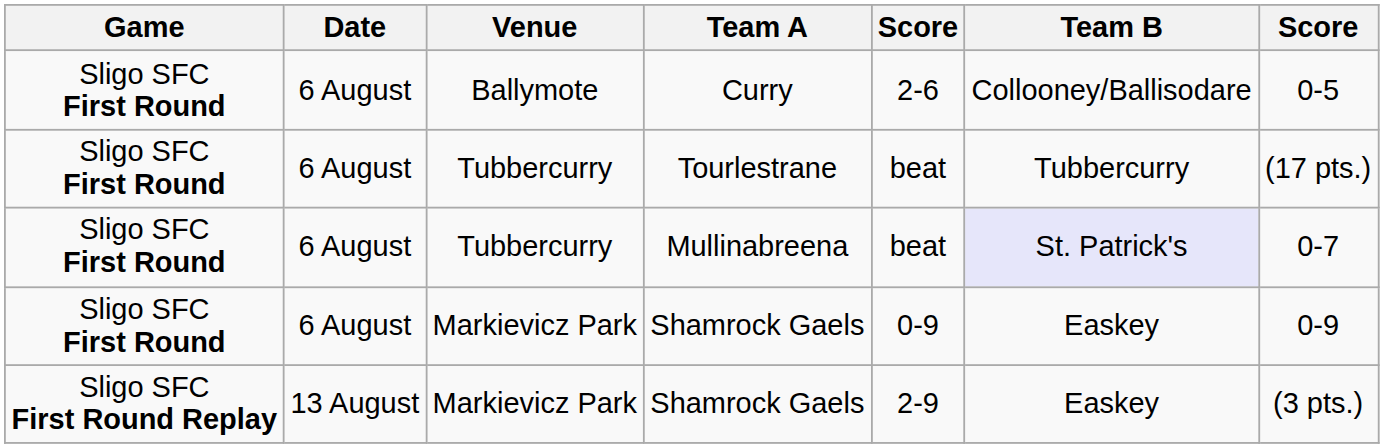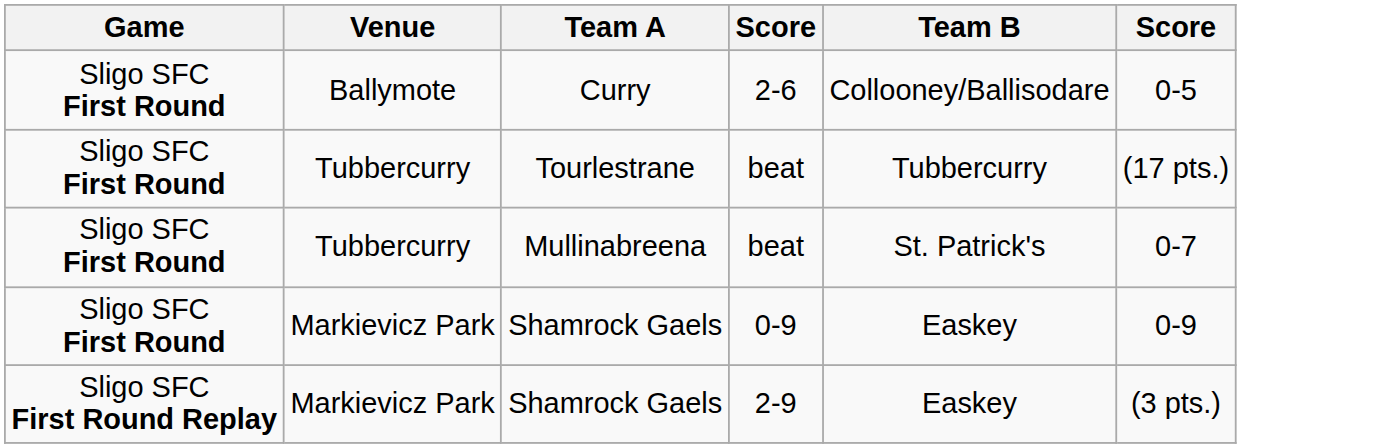- column: (355, 27)
(1112, 246) lavender background -> (969, 246) no background
